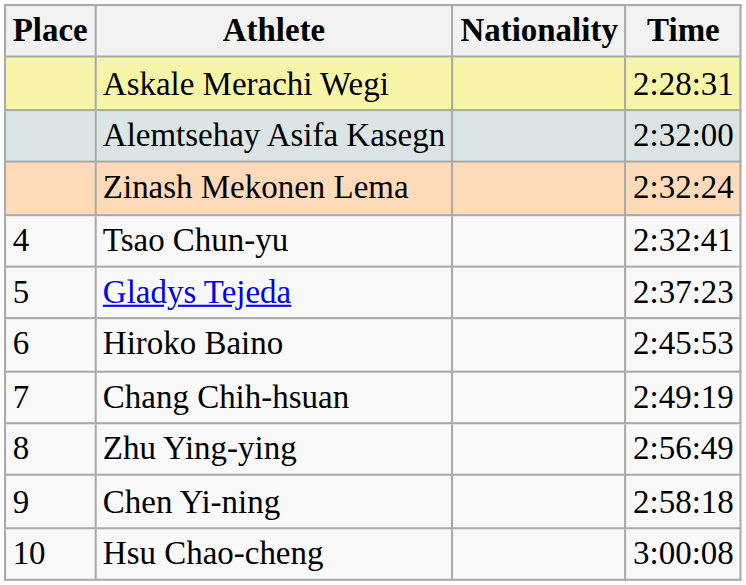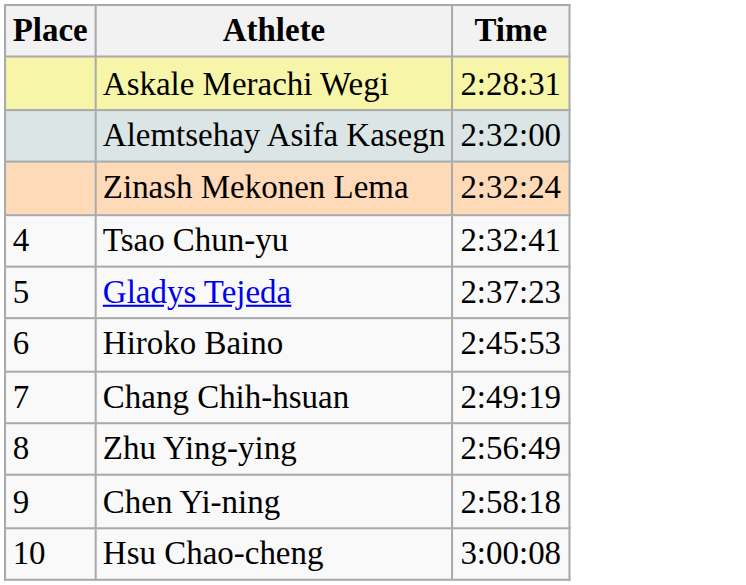- column: (539, 30)
